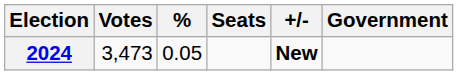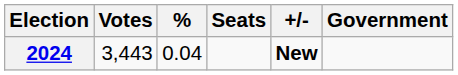(127, 53) 3,473 -> (127, 53) 3,443
(182, 53) 0.05 -> (182, 53) 0.04
